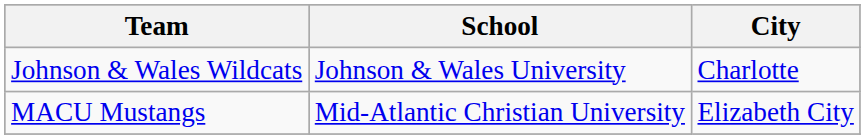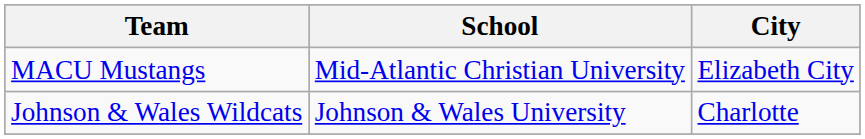rows swapped: (157, 69) <-> (108, 112)
